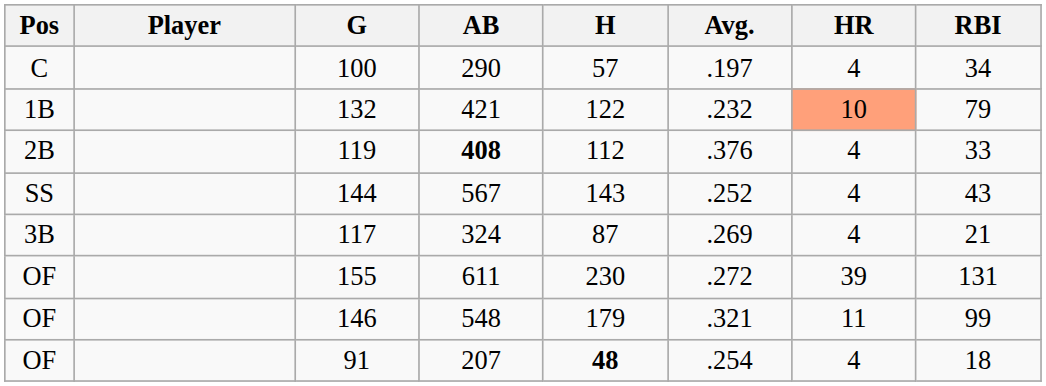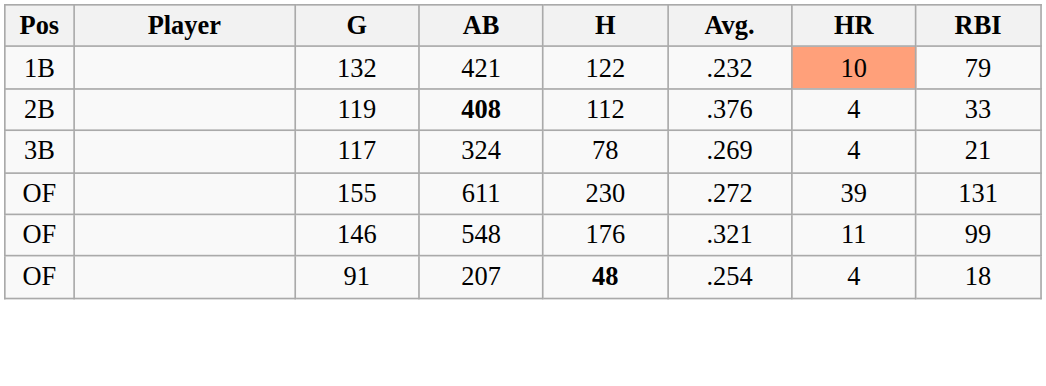- row: (357, 67)
- row: (357, 192)
(605, 234) 87 -> (605, 151) 78
(605, 318) 179 -> (605, 234) 176
